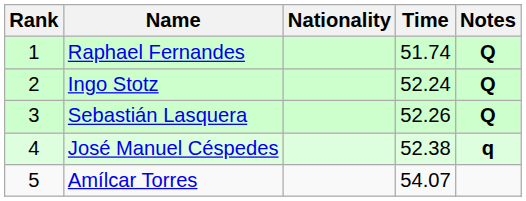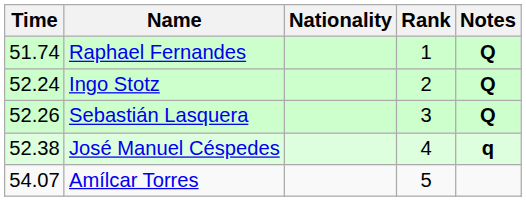columns swapped: (34, 20) <-> (425, 20)
